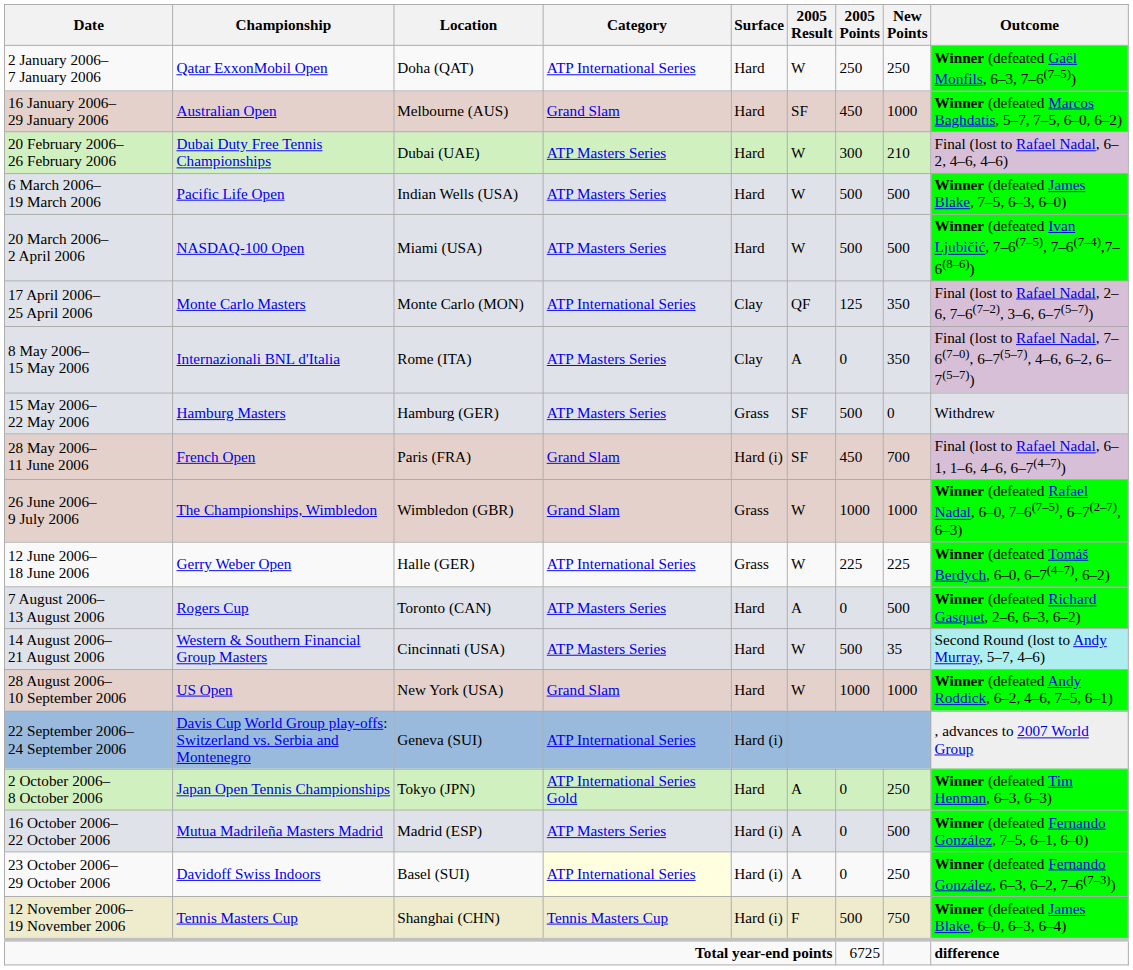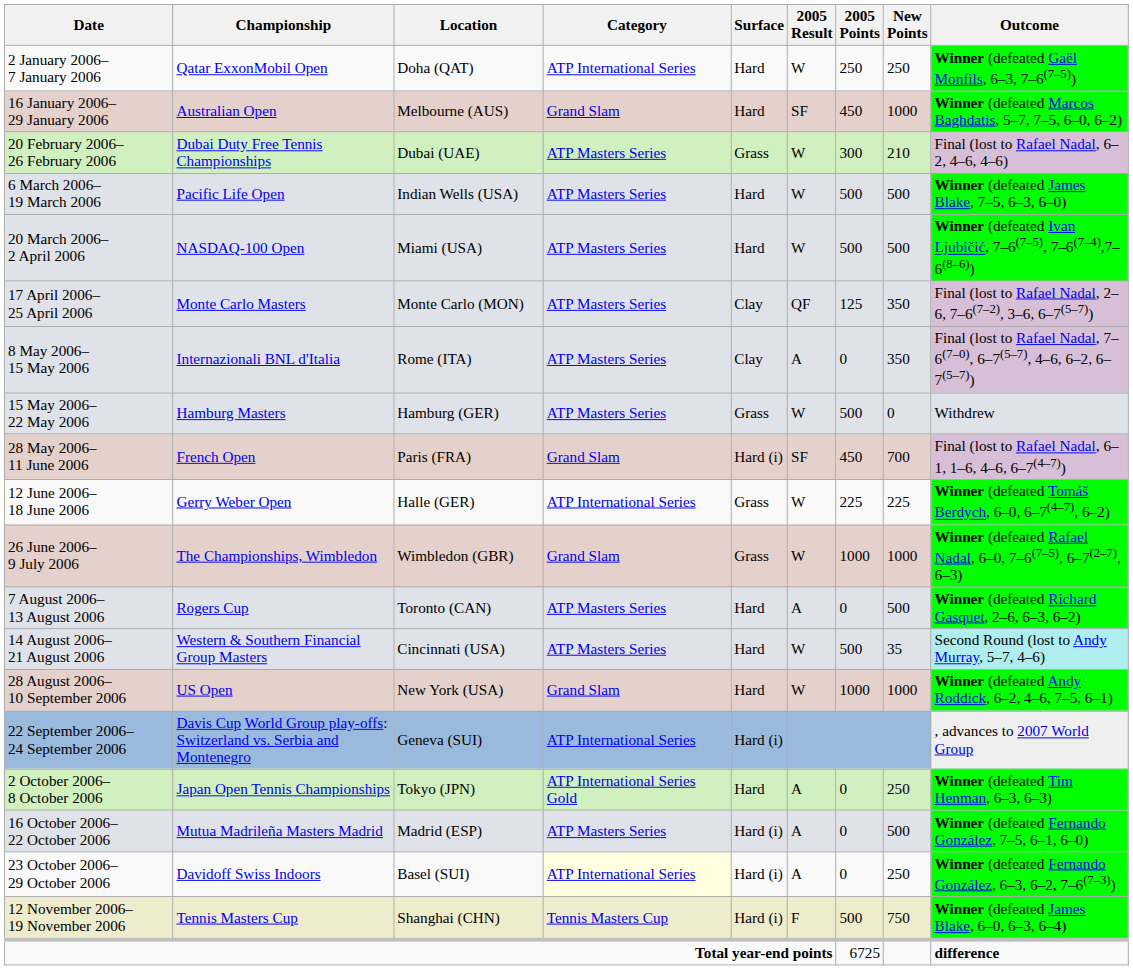(749, 152) Hard -> (752, 152) Grass
(621, 303) ATP International Series -> (606, 303) ATP Masters Series
(800, 413) SF -> (798, 413) W
rows swapped: (52, 564) <-> (52, 510)
